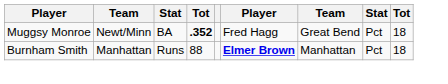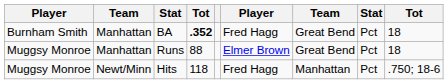(49, 32) Muggsy Monroe -> (47, 32) Burnham Smith
(124, 32) Newt/Minn -> (124, 32) Manhattan
(47, 50) Burnham Smith -> (49, 50) Muggsy Monroe
(259, 50) bold -> (256, 50) normal
(328, 50) Manhattan -> (325, 50) Great Bend
+ row: (167, 69)
